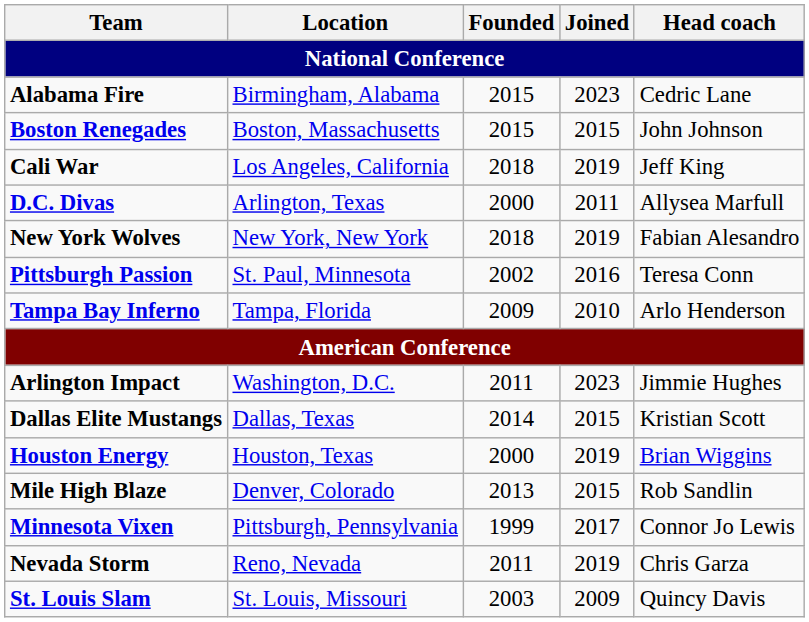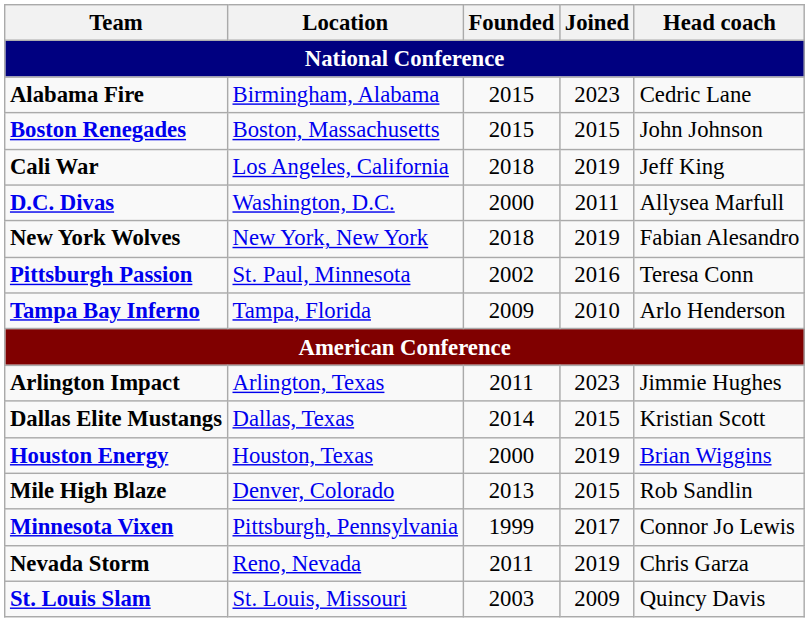(308, 202) Arlington, Texas -> (314, 202) Washington, D.C.
(314, 382) Washington, D.C. -> (308, 382) Arlington, Texas
